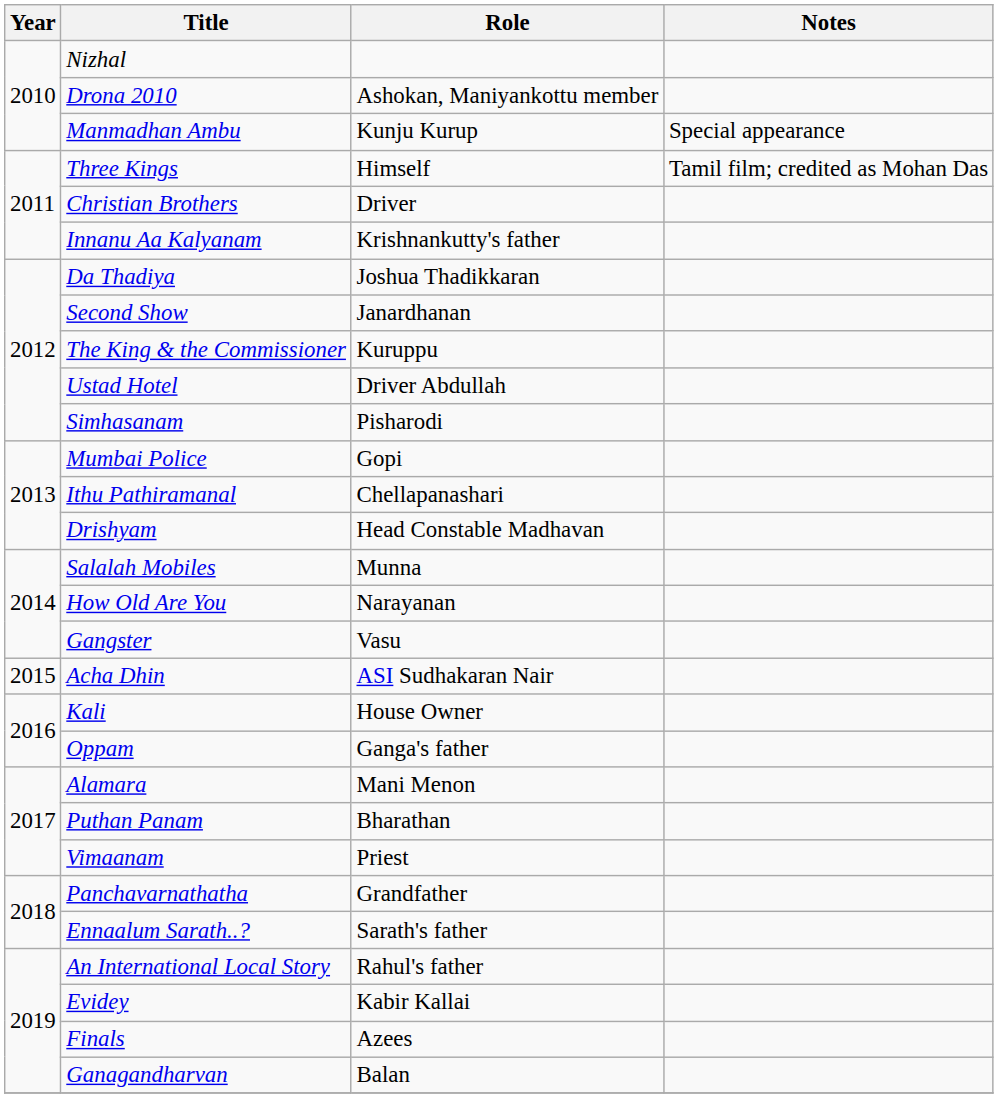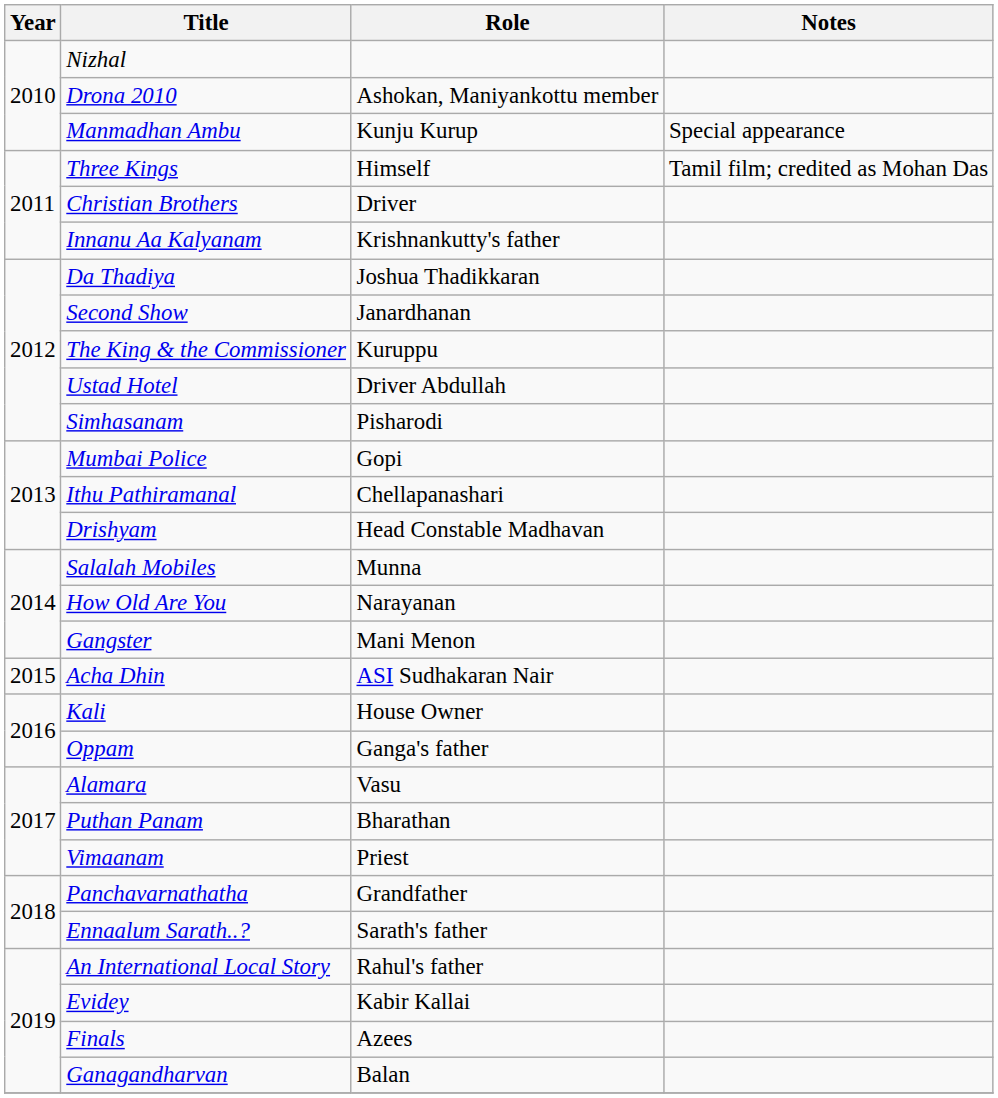(379, 639) Vasu -> (416, 639) Mani Menon
(416, 784) Mani Menon -> (379, 784) Vasu
